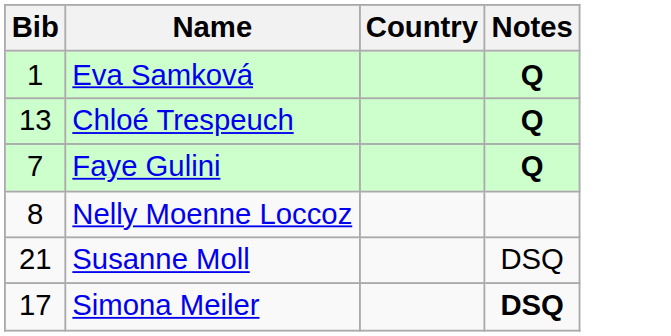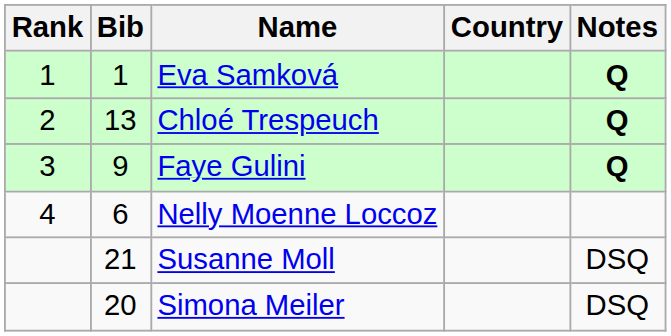+ column: (47, 27)
(35, 167) 7 -> (120, 167) 9
(35, 213) 8 -> (120, 213) 6
(35, 306) 17 -> (120, 306) 20
(532, 306) bold -> (617, 306) normal
